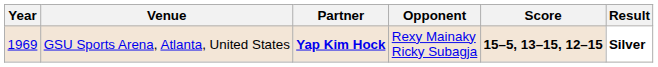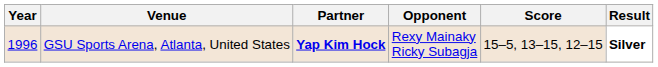(22, 44) 1969 -> (22, 44) 1996
(543, 44) bold -> (543, 44) normal
